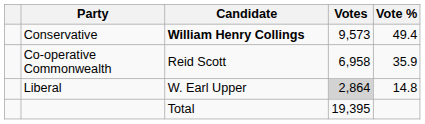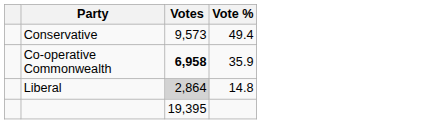- column: (247, 14)
(354, 61) normal -> (191, 61) bold
